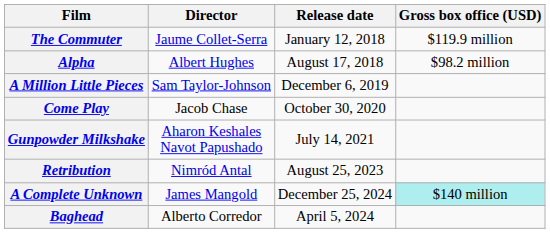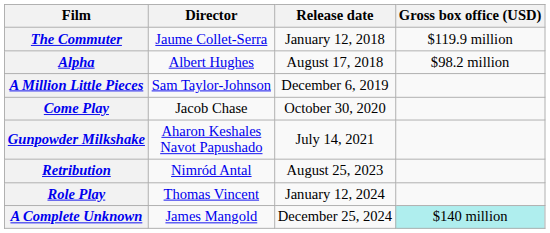+ row: (76, 194)
- row: (76, 217)
